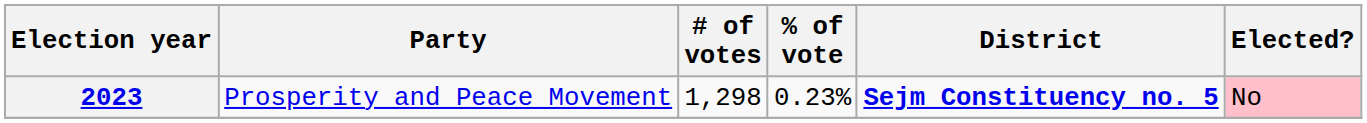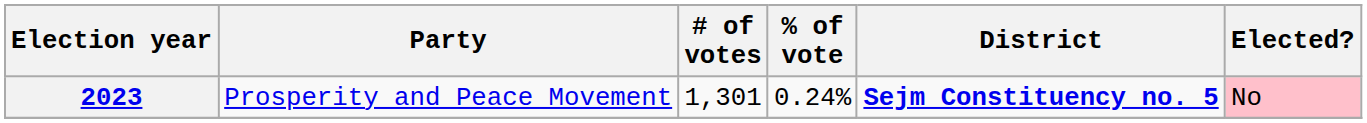(723, 98) 1,298 -> (723, 98) 1,301
(813, 98) 0.23% -> (813, 98) 0.24%
